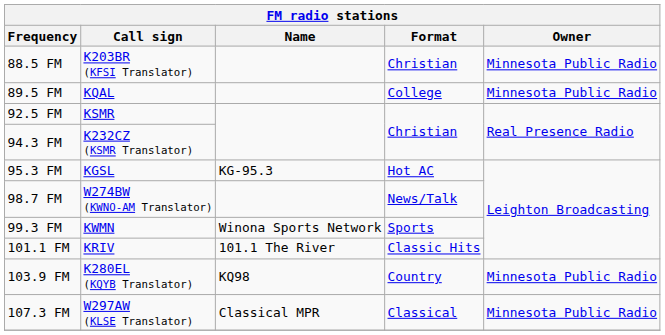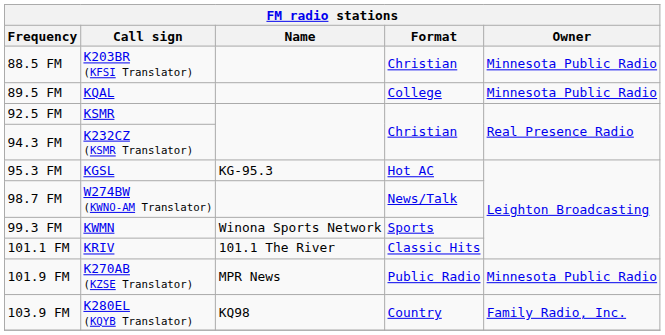+ row: (39, 277)
(572, 277) Minnesota Public Radio -> (556, 313) Family Radio, Inc.
- row: (39, 313)
